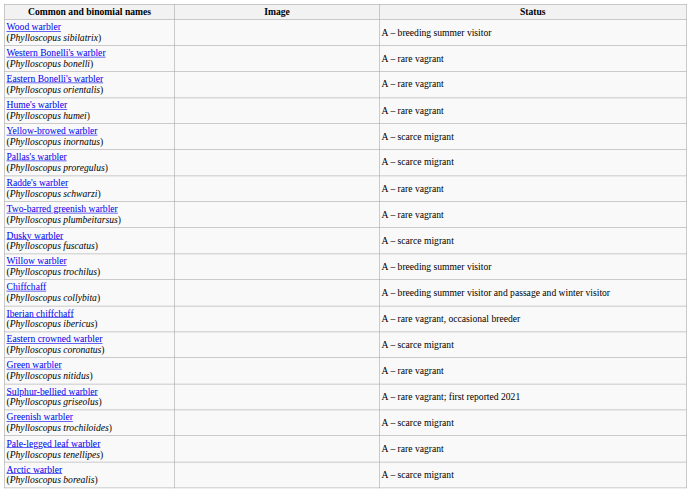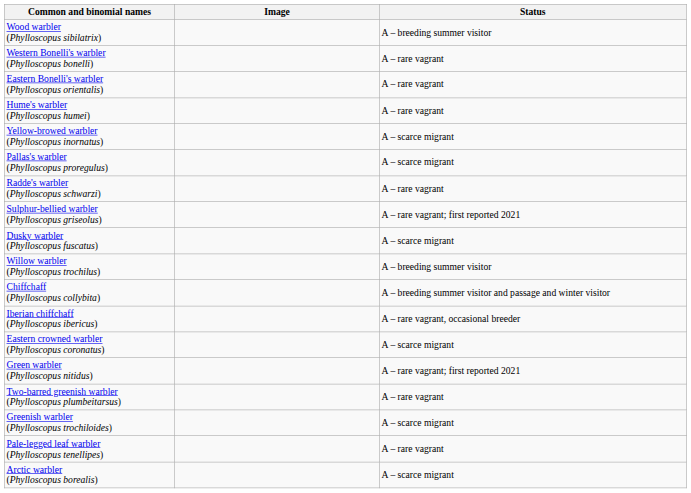rows swapped: (54, 397) <-> (64, 214)
(413, 371) A – rare vagrant -> (451, 371) A – rare vagrant; first reported 2021
